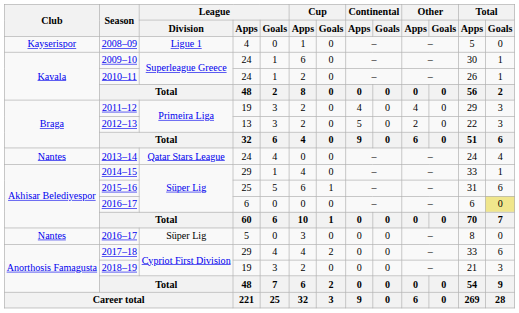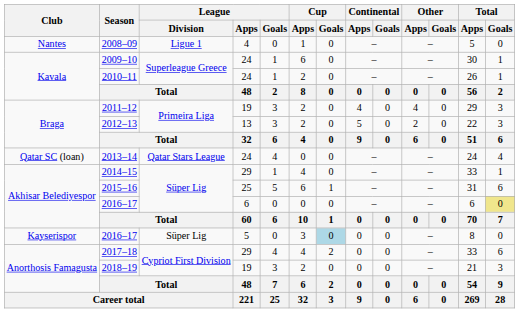(52, 44) Kayserispor -> (52, 44) Nantes
(52, 156) Nantes -> (52, 156) Qatar SC (loan)
(52, 236) Nantes -> (52, 236) Kayserispor
(331, 236) no background -> (331, 236) lightblue background
